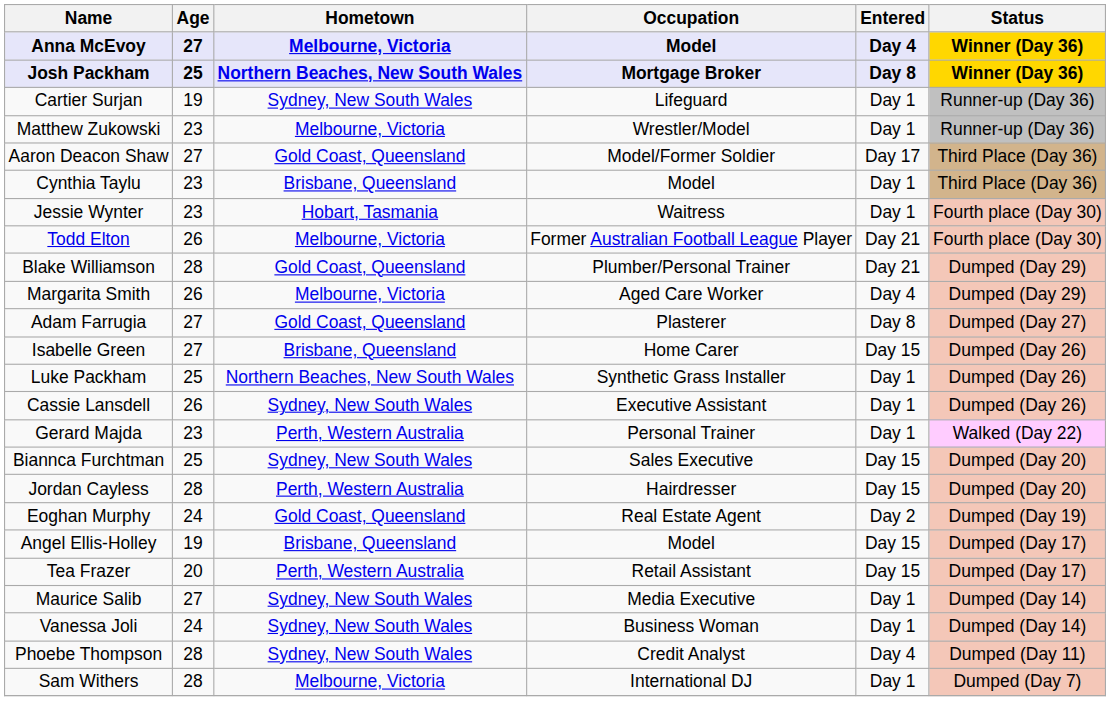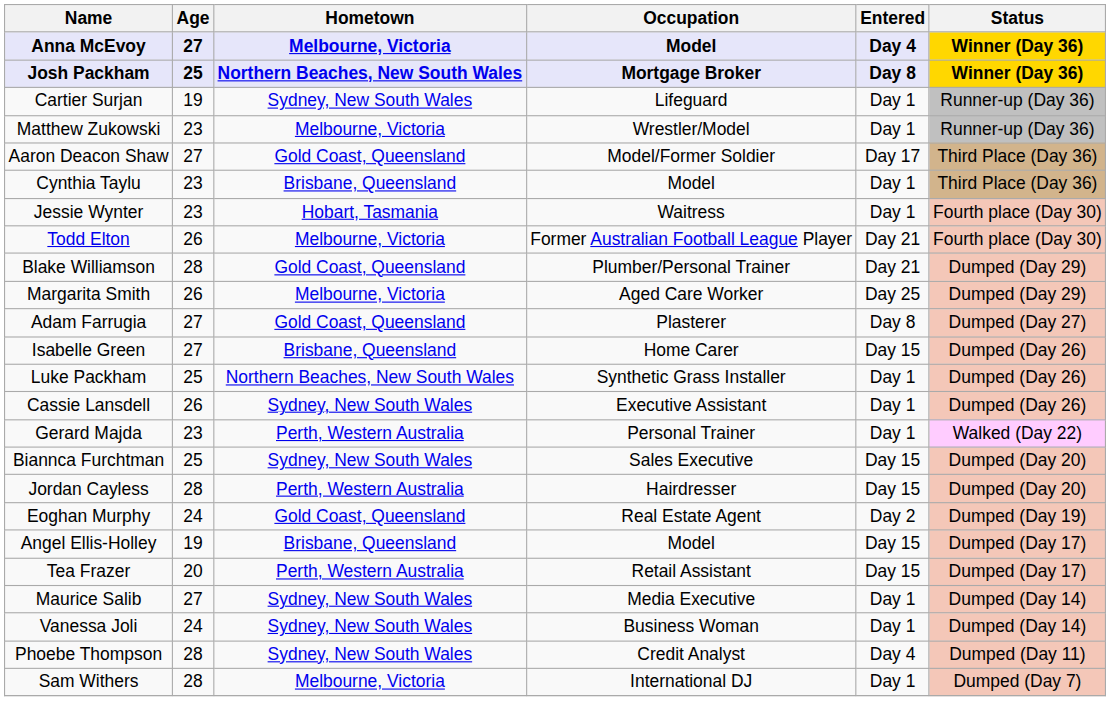(893, 294) Day 4 -> (893, 294) Day 25
